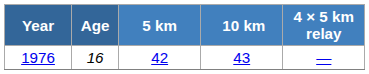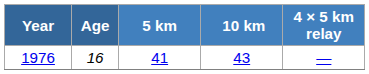(160, 58) 42 -> (160, 58) 41
